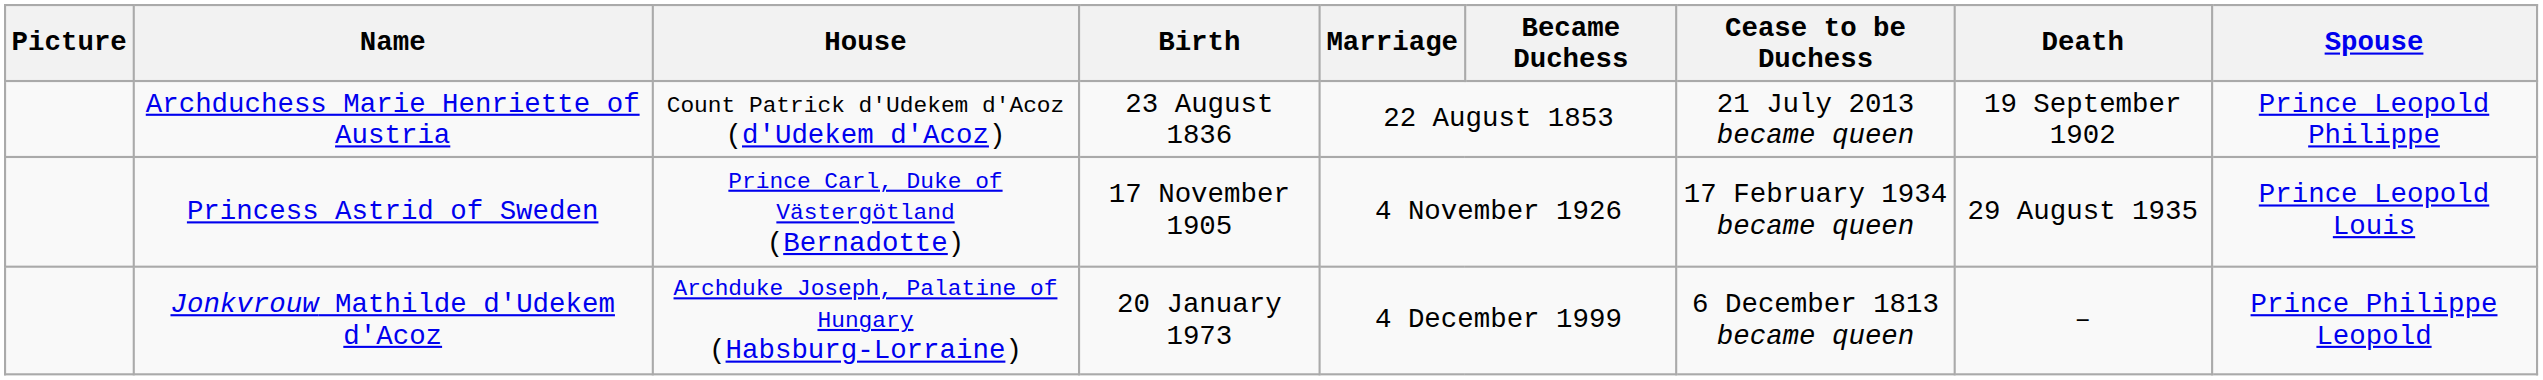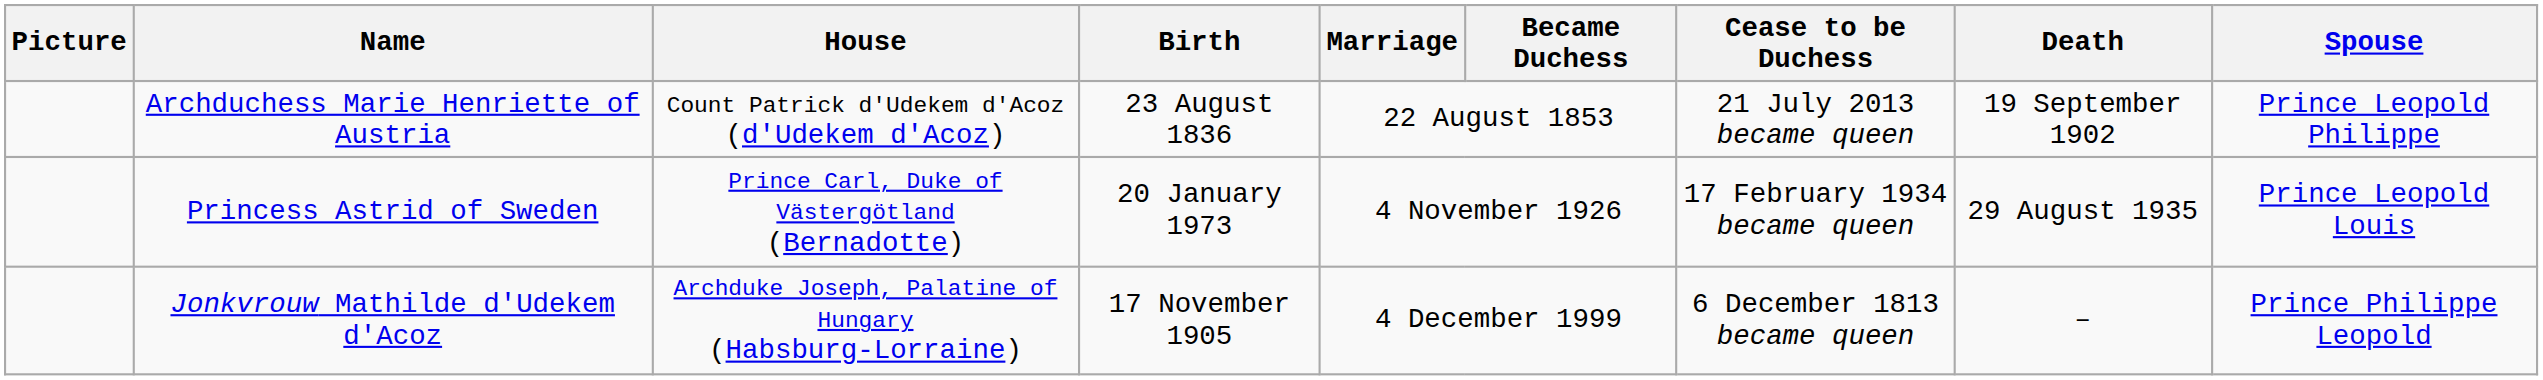(1199, 212) 17 November 1905 -> (1199, 212) 20 January 1973
(1199, 320) 20 January 1973 -> (1199, 320) 17 November 1905
